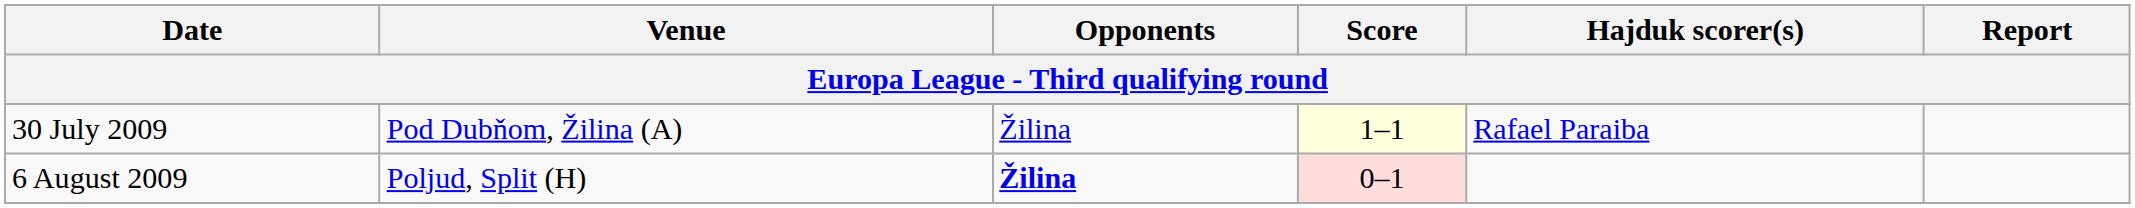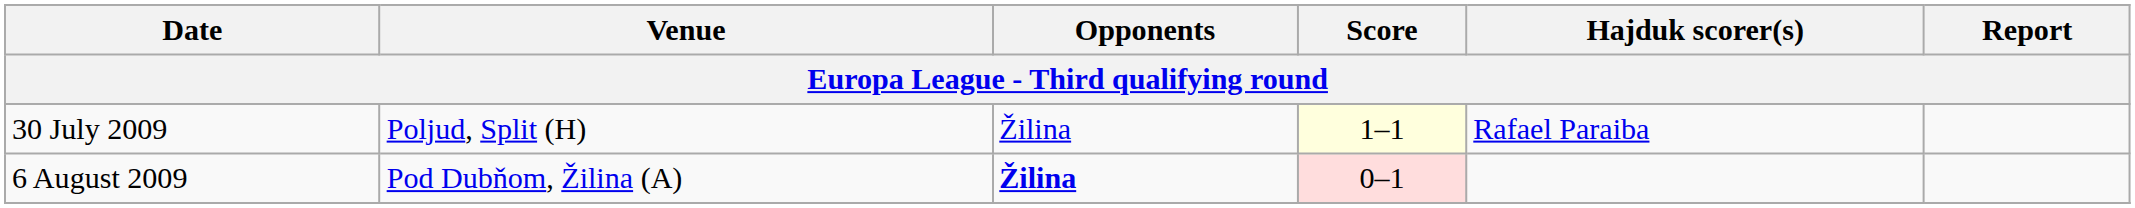(535, 128) Pod Dubňom, Žilina (A) -> (487, 128) Poljud, Split (H)
(487, 178) Poljud, Split (H) -> (535, 178) Pod Dubňom, Žilina (A)
